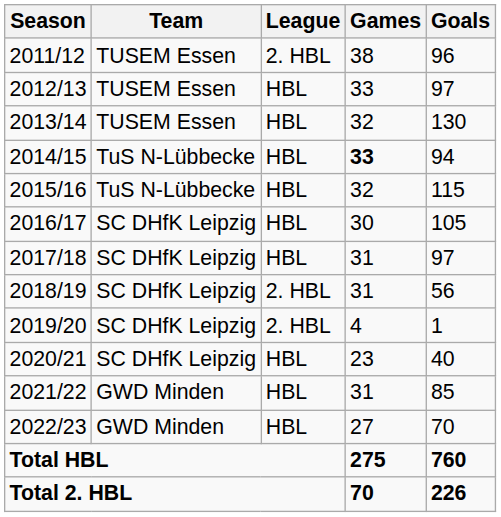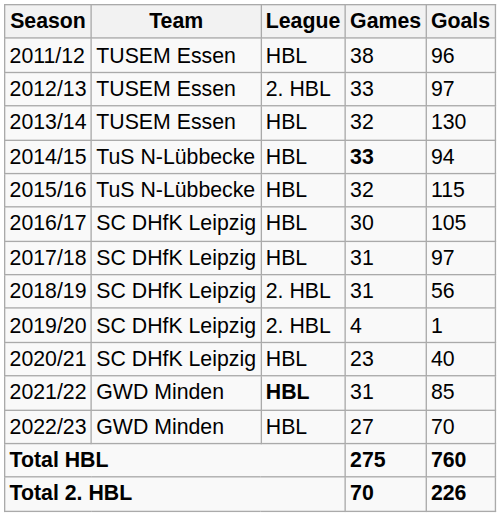(298, 55) 2. HBL -> (286, 55) HBL
(286, 88) HBL -> (298, 88) 2. HBL
(286, 392) normal -> (288, 392) bold
